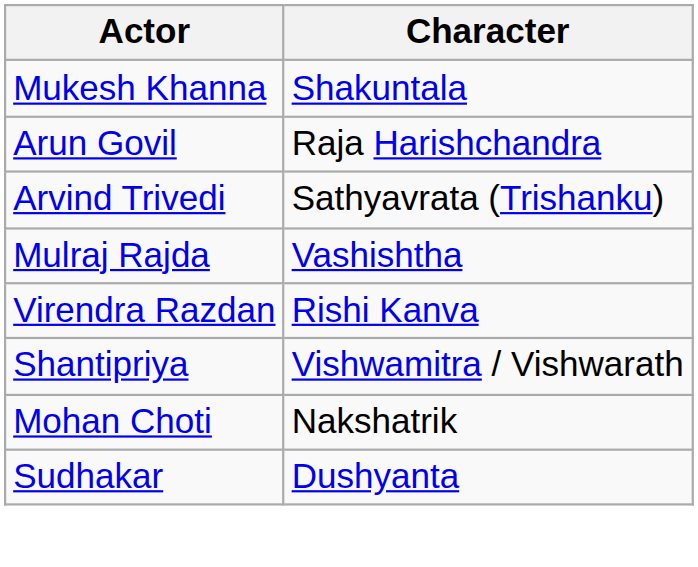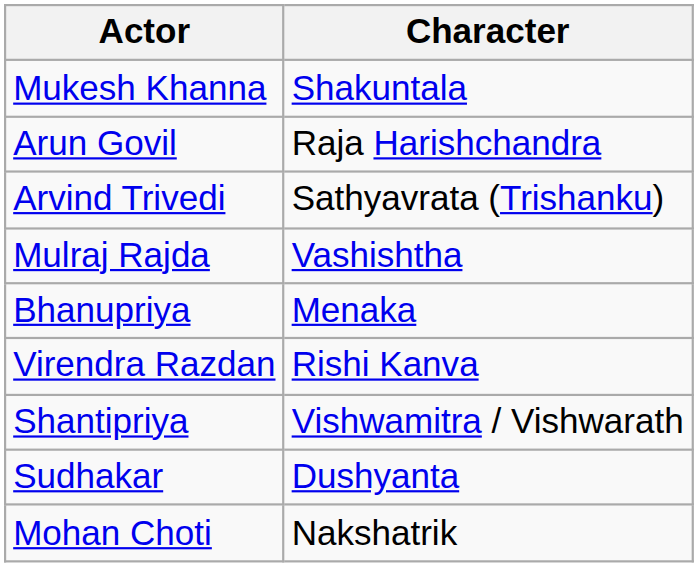+ row: (102, 310)
rows swapped: (88, 476) <-> (113, 421)
